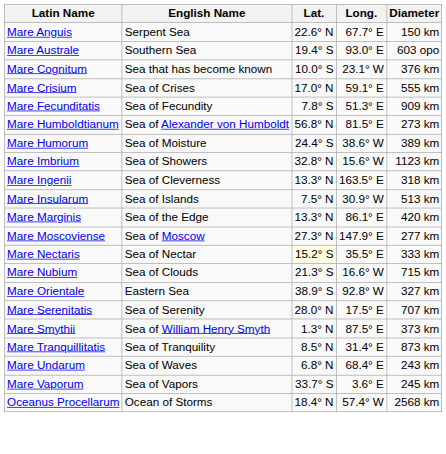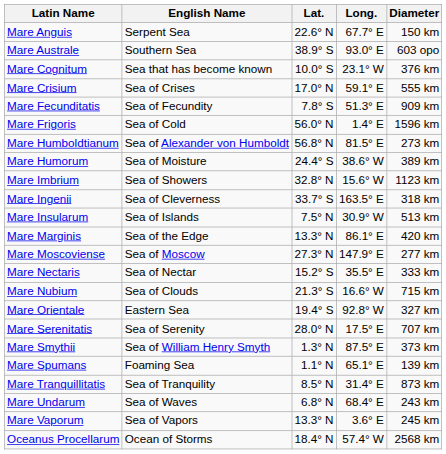(314, 50) 19.4° S -> (314, 50) 38.9° S
+ row: (41, 124)
(314, 180) 13.3° N -> (314, 198) 33.7° S
(314, 254) lightyellow background -> (314, 273) no background
(314, 291) 38.9° S -> (314, 310) 19.4° S
+ row: (47, 365)
(314, 384) 33.7° S -> (314, 421) 13.3° N
